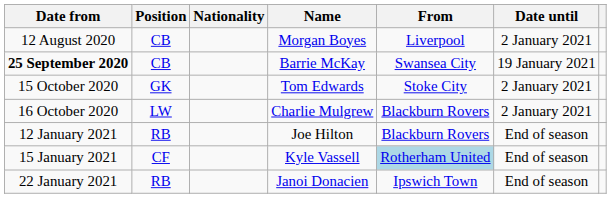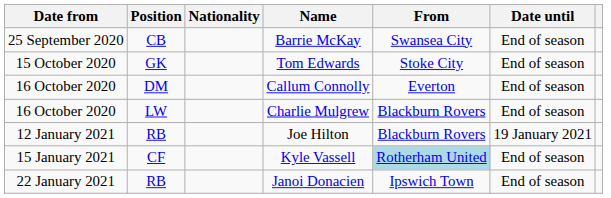- row: (322, 39)
(68, 63) bold -> (66, 39) normal
(547, 63) 19 January 2021 -> (543, 39) End of season
(547, 87) 2 January 2021 -> (543, 63) End of season
+ row: (318, 87)
(547, 110) 2 January 2021 -> (543, 110) End of season
(547, 134) End of season -> (543, 134) 19 January 2021
